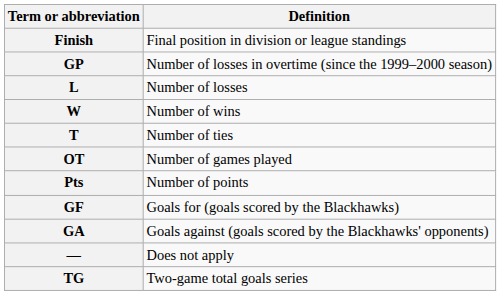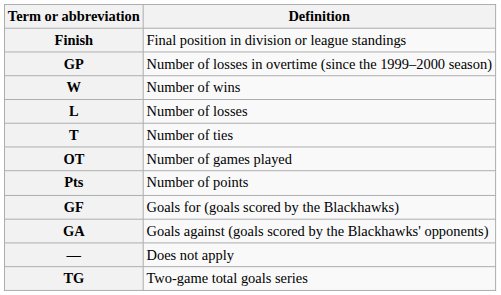rows swapped: (74, 111) <-> (74, 88)
